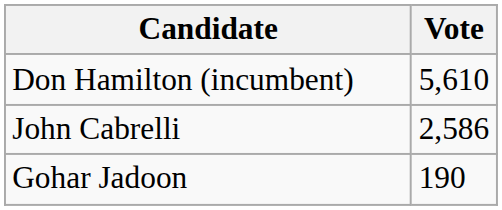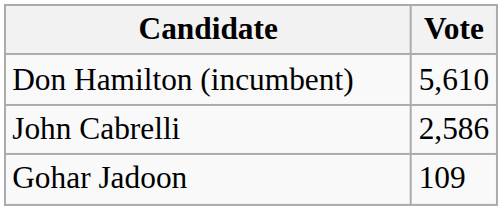(442, 178) 190 -> (442, 178) 109
